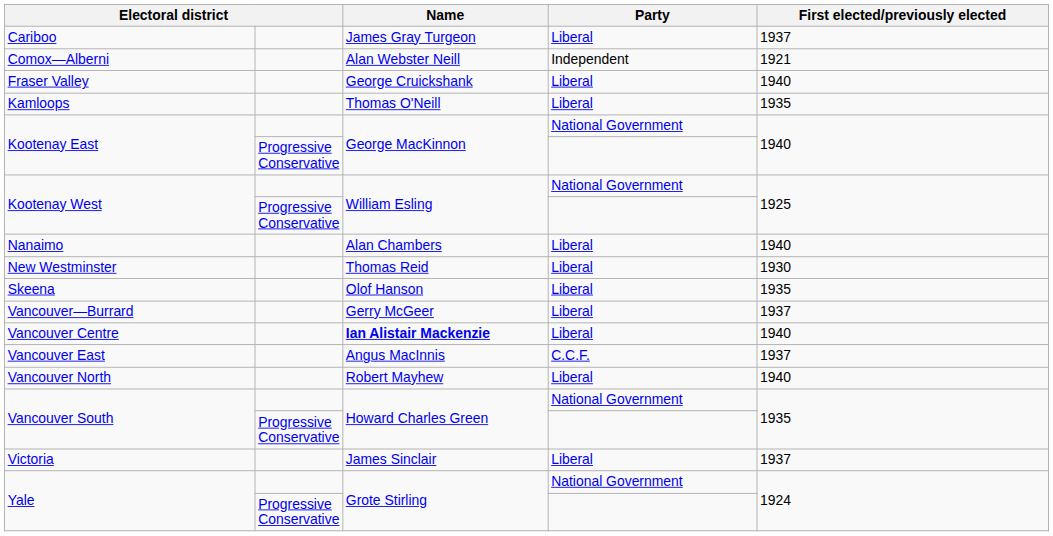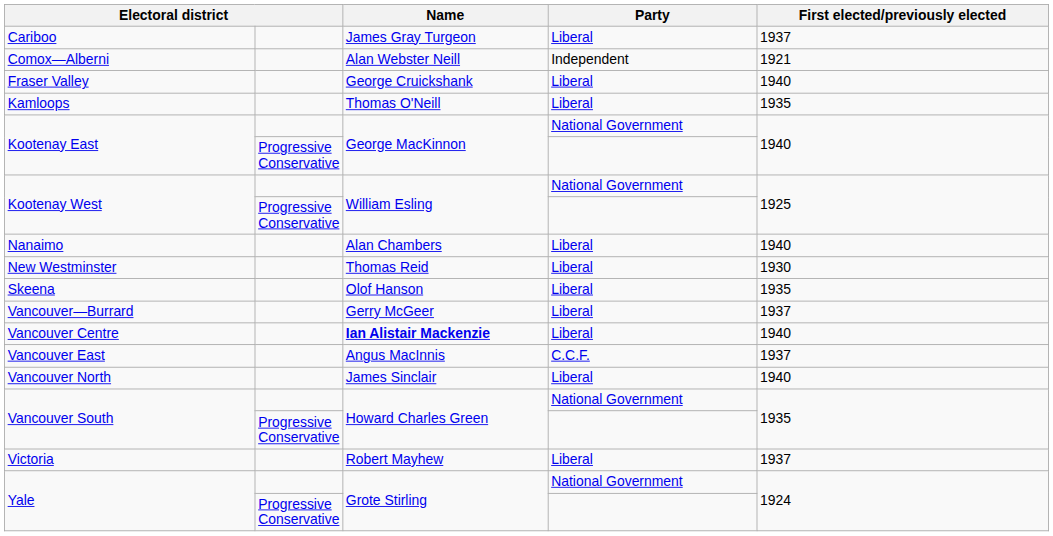(395, 378) Robert Mayhew -> (391, 378) James Sinclair
(391, 459) James Sinclair -> (395, 459) Robert Mayhew
